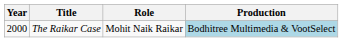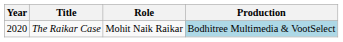(17, 28) 2000 -> (17, 28) 2020
